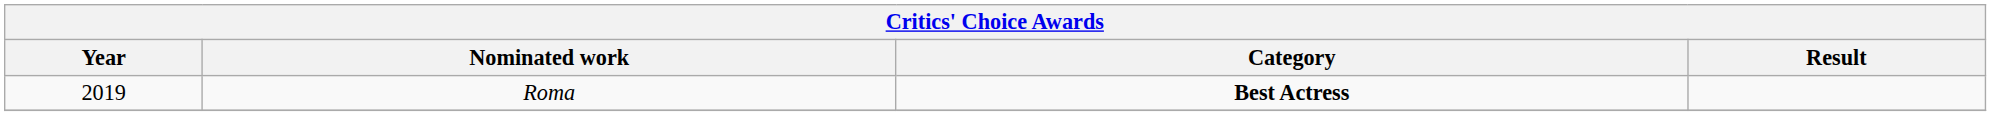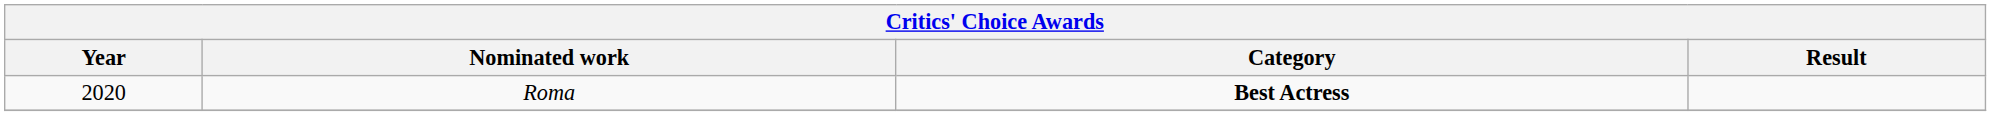(104, 92) 2019 -> (104, 92) 2020
